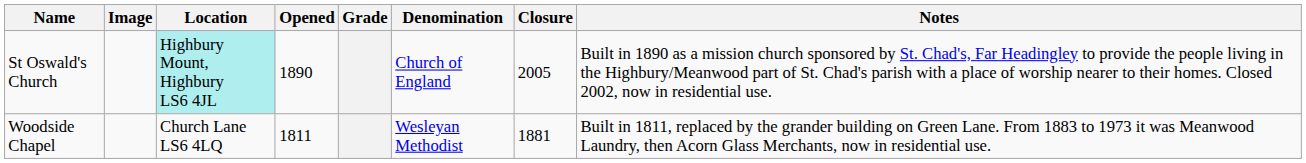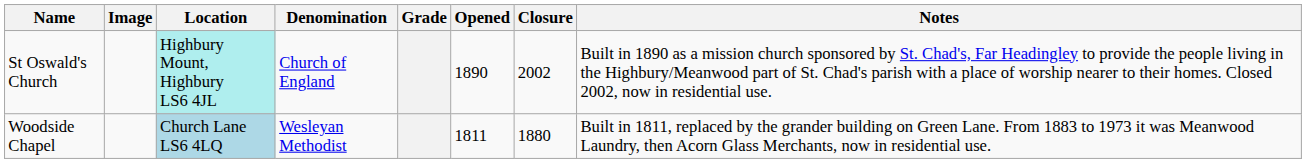columns swapped: (453, 17) <-> (307, 17)
(534, 72) 2005 -> (534, 72) 2002
(203, 135) no background -> (203, 135) lightblue background
(534, 135) 1881 -> (534, 135) 1880
